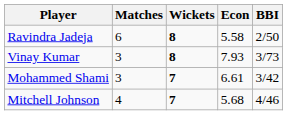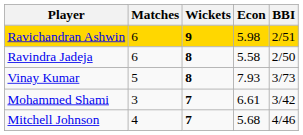+ row: (66, 36)
(118, 57) 3 -> (135, 78) 5
